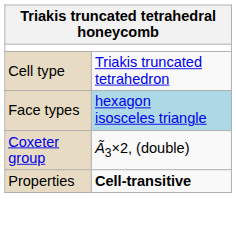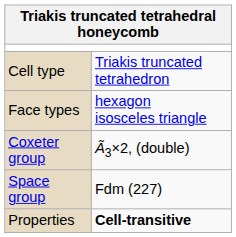(151, 110) lightblue background -> (151, 110) no background
+ row: (29, 189)
